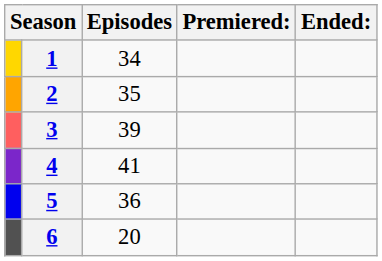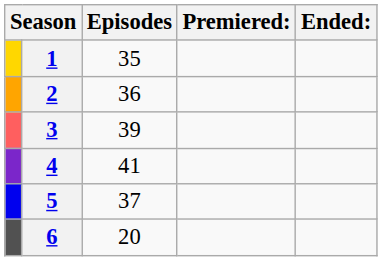(129, 58) 34 -> (129, 58) 35
(129, 93) 35 -> (129, 93) 36
(129, 201) 36 -> (129, 201) 37
